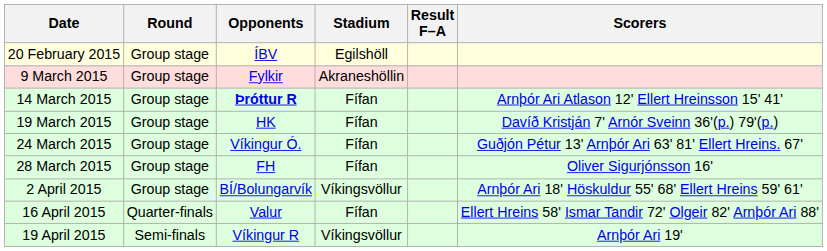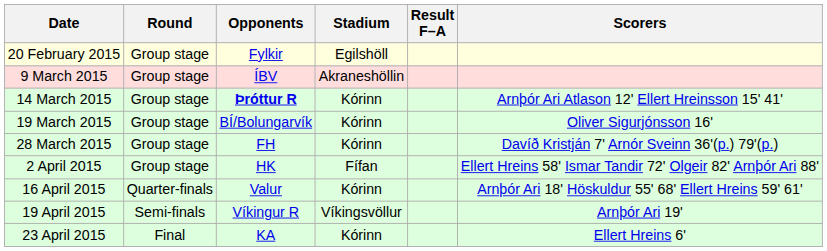(266, 54) ÍBV -> (266, 54) Fylkir
(266, 76) Fylkir -> (266, 76) ÍBV
(361, 99) Fífan -> (361, 99) Kórinn
(266, 122) HK -> (266, 122) BÍ/Bolungarvík
(361, 122) Fífan -> (361, 122) Kórinn
(640, 122) Davíð Kristján 7' Arnór Sveinn 36'(p.) 79'(p.) -> (640, 122) Oliver Sigurjónsson 16'
- row: (64, 144)
(361, 167) Fífan -> (361, 144) Kórinn
(640, 167) Oliver Sigurjónsson 16' -> (640, 144) Davíð Kristján 7' Arnór Sveinn 36'(p.) 79'(p.)
(266, 189) BÍ/Bolungarvík -> (266, 167) HK
(361, 189) Víkingsvöllur -> (361, 167) Fífan
(640, 189) Arnþór Ari 18' Höskuldur 55' 68' Ellert Hreins 59' 61' -> (640, 167) Ellert Hreins 58' Ismar Tandir 72' Olgeir 82' Arnþór Ari 88'
(361, 212) Fífan -> (361, 189) Kórinn
(640, 212) Ellert Hreins 58' Ismar Tandir 72' Olgeir 82' Arnþór Ari 88' -> (640, 189) Arnþór Ari 18' Höskuldur 55' 68' Ellert Hreins 59' 61'
+ row: (64, 235)
